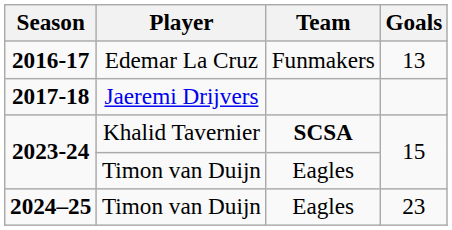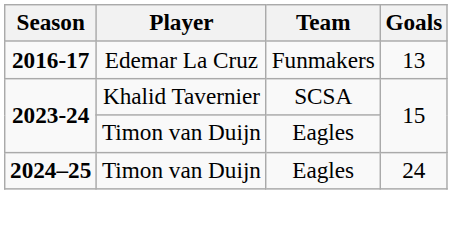- row: (51, 96)
(323, 133) bold -> (323, 96) normal
(414, 206) 23 -> (414, 170) 24
